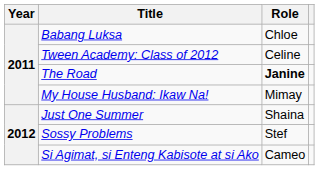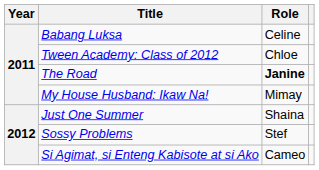(281, 34) Chloe -> (283, 34) Celine
(283, 54) Celine -> (281, 54) Chloe
